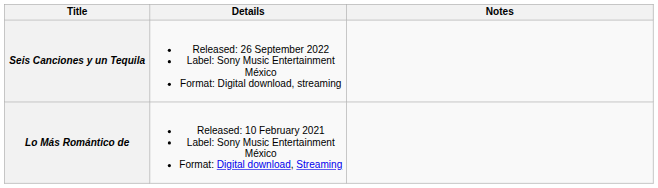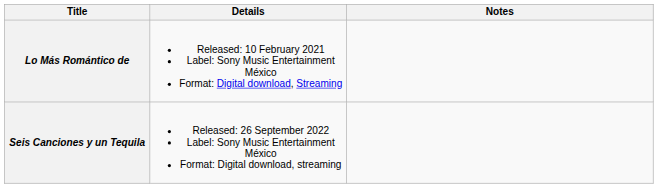rows swapped: (77, 142) <-> (77, 61)
